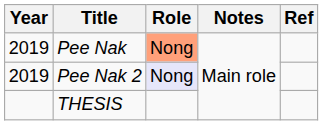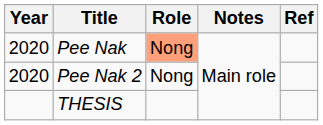(29, 47) 2019 -> (29, 47) 2020
(29, 76) 2019 -> (29, 76) 2020
(172, 76) lavender background -> (172, 76) no background
